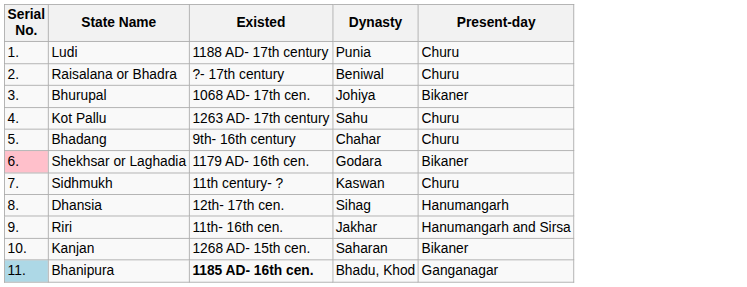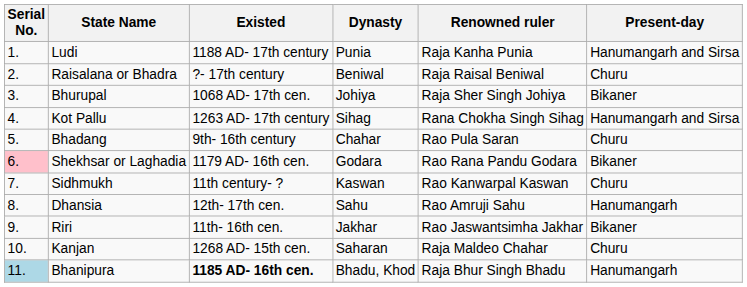+ column: (503, 23)
(440, 52) Churu -> (665, 52) Hanumangarh and Sirsa
(352, 118) Sahu -> (353, 118) Sihag
(440, 118) Churu -> (665, 118) Hanumangarh and Sirsa
(353, 205) Sihag -> (352, 205) Sahu
(496, 227) Hanumangarh and Sirsa -> (613, 227) Bikaner
(445, 249) Bikaner -> (609, 249) Churu
(460, 270) Ganganagar -> (634, 270) Hanumangarh
